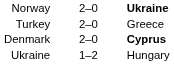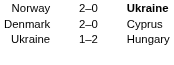- row: (33, 24)
(146, 39) bold -> (145, 24) normal
